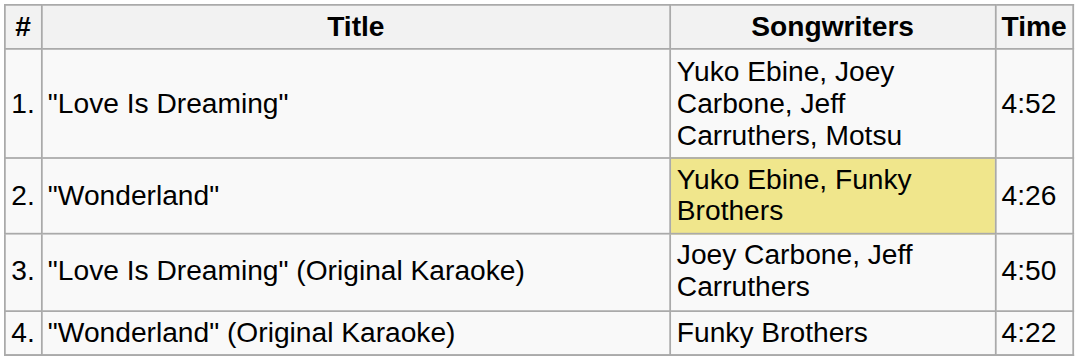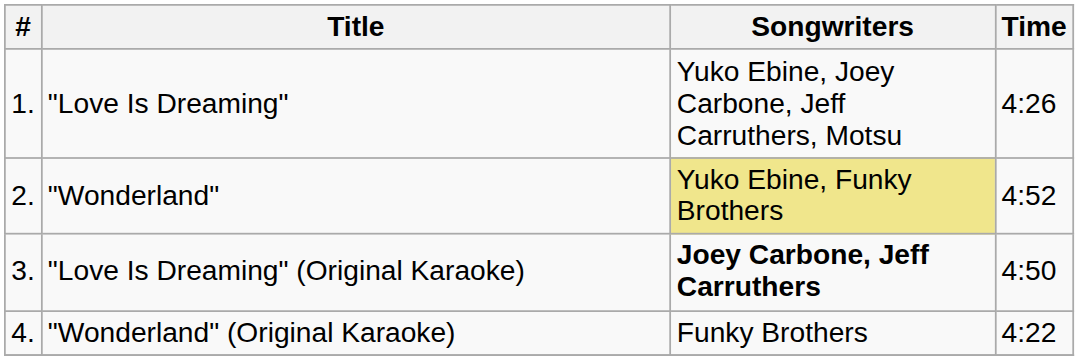(1029, 103) 4:52 -> (1029, 103) 4:26
(1029, 195) 4:26 -> (1029, 195) 4:52
(795, 271) normal -> (803, 271) bold
